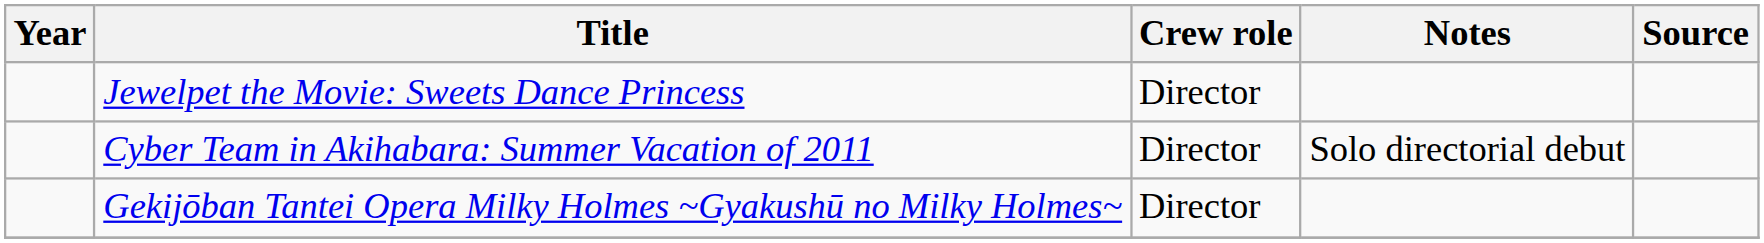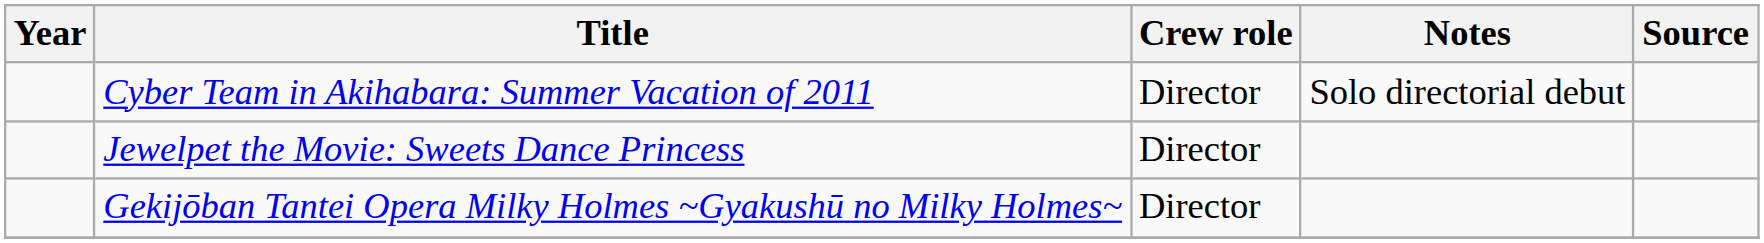rows swapped: (489, 149) <-> (424, 91)
